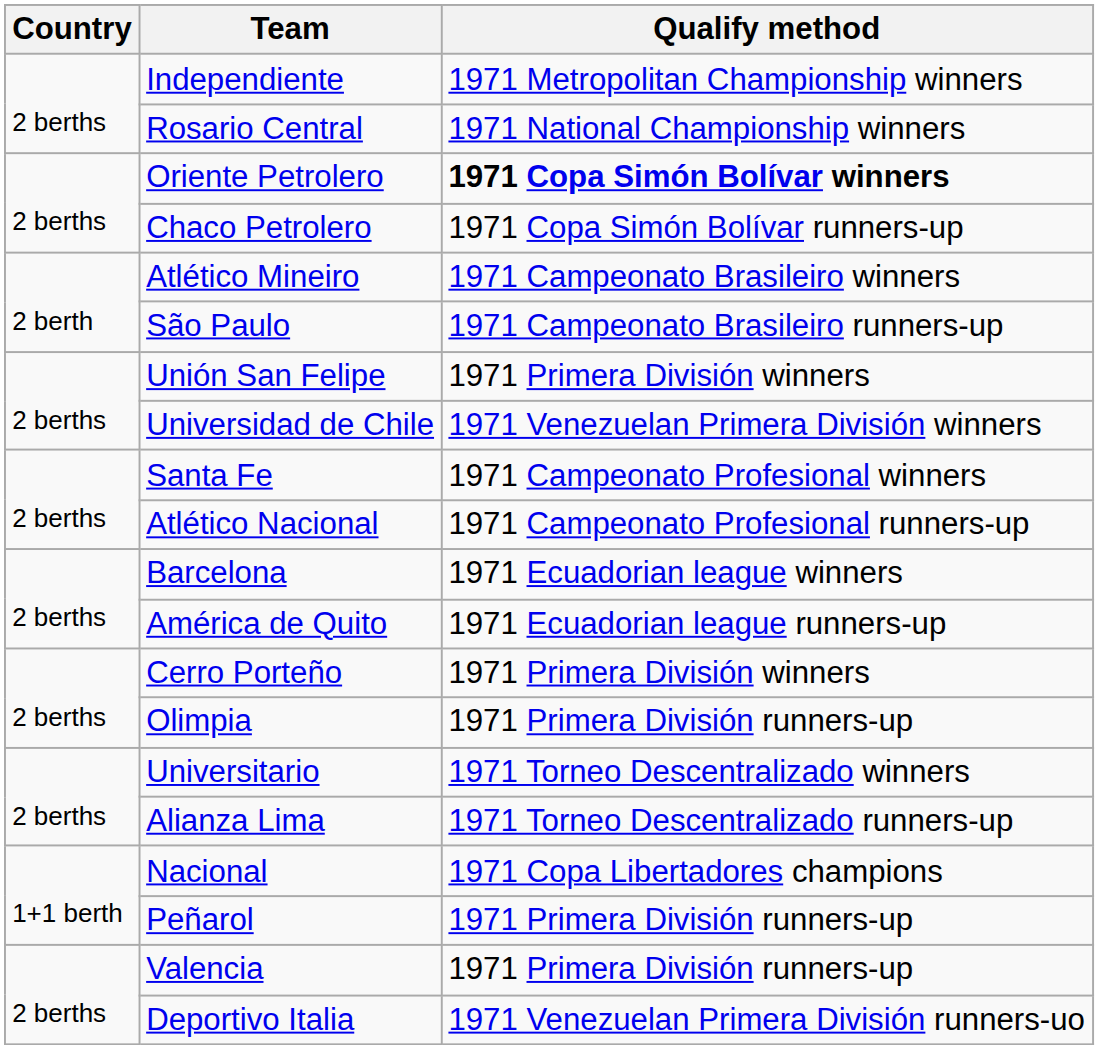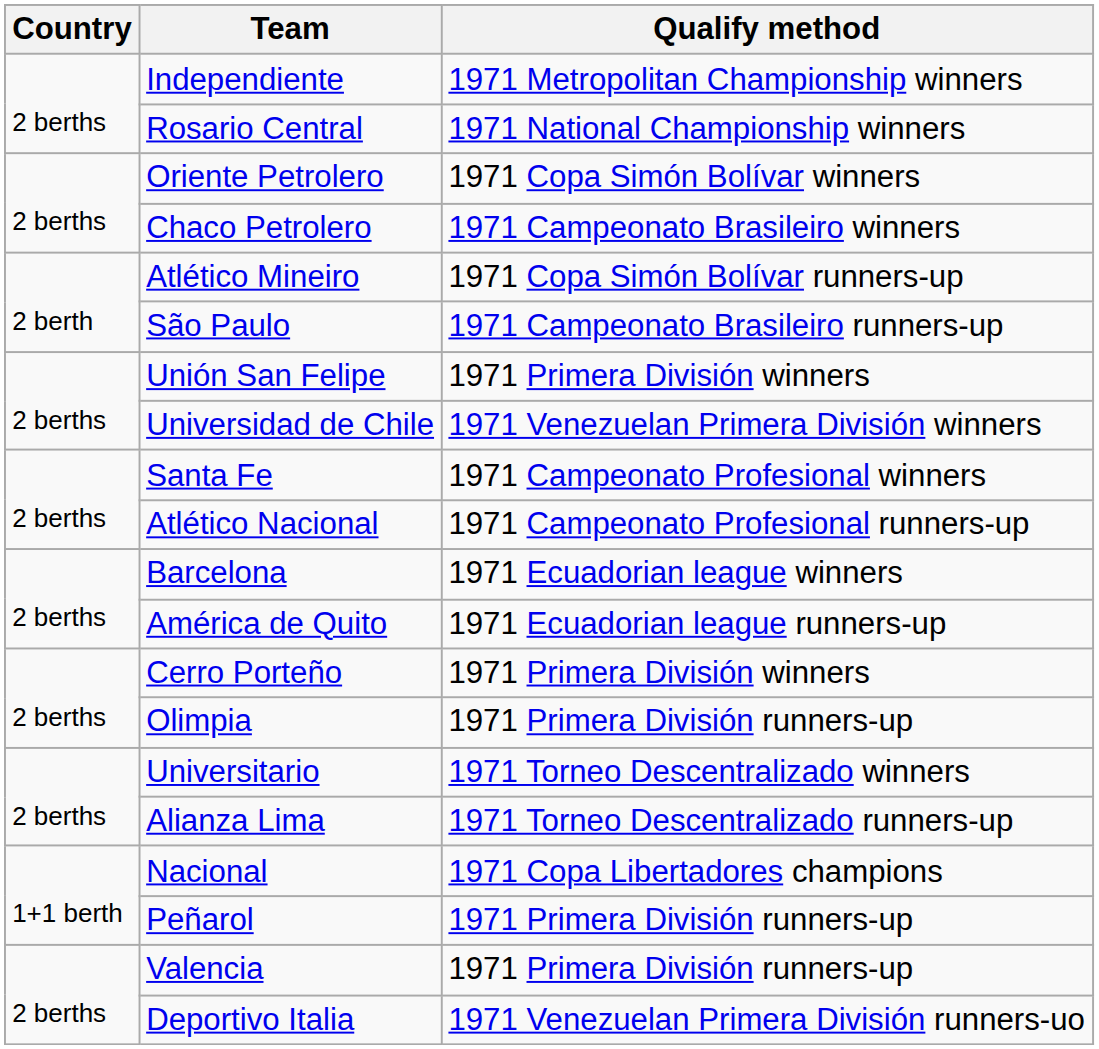(699, 177) bold -> (684, 177) normal
(706, 227) 1971 Copa Simón Bolívar runners-up -> (704, 227) 1971 Campeonato Brasileiro winners
(704, 276) 1971 Campeonato Brasileiro winners -> (706, 276) 1971 Copa Simón Bolívar runners-up
